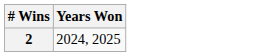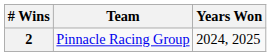+ column: (123, 16)
